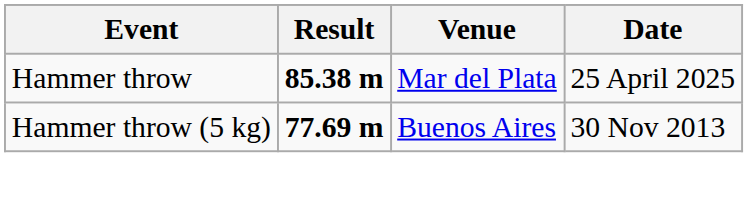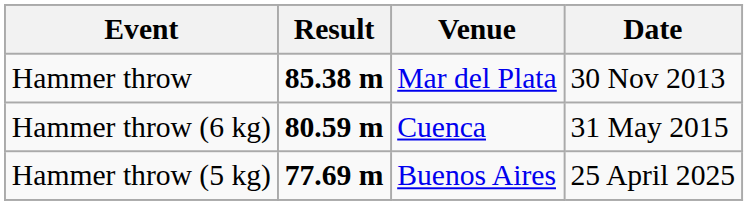(653, 77) 25 April 2025 -> (648, 77) 30 Nov 2013
+ row: (141, 126)
(648, 126) 30 Nov 2013 -> (653, 175) 25 April 2025
